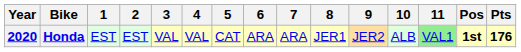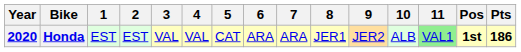(501, 36) 176 -> (501, 36) 186
